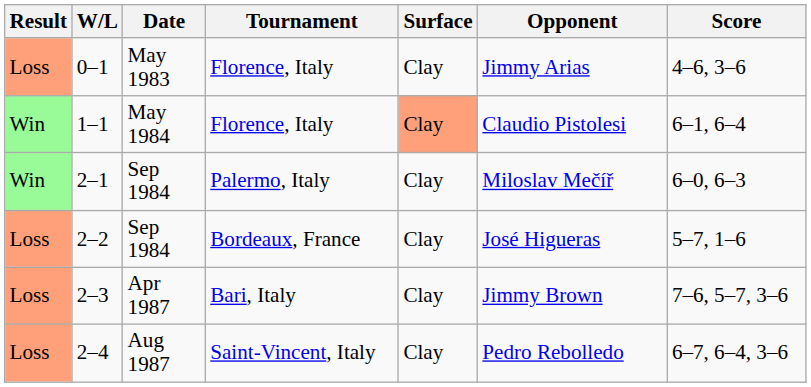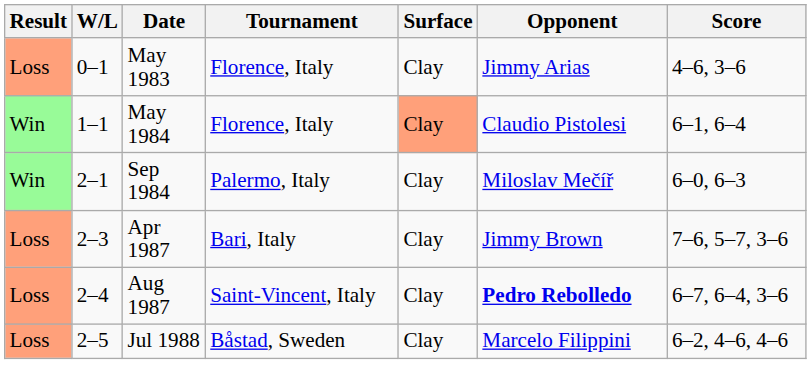- row: (93, 238)
(553, 352) normal -> (557, 295) bold
+ row: (93, 341)
